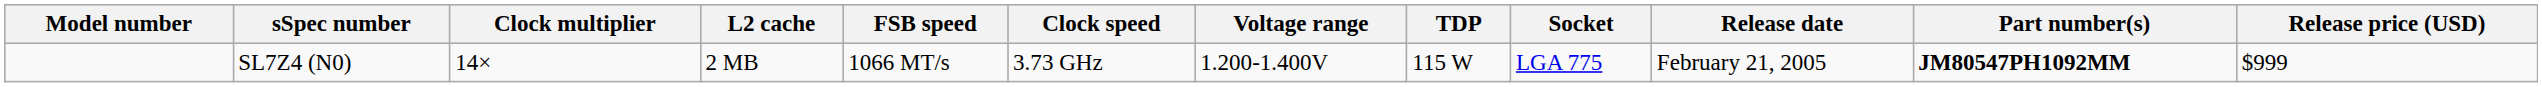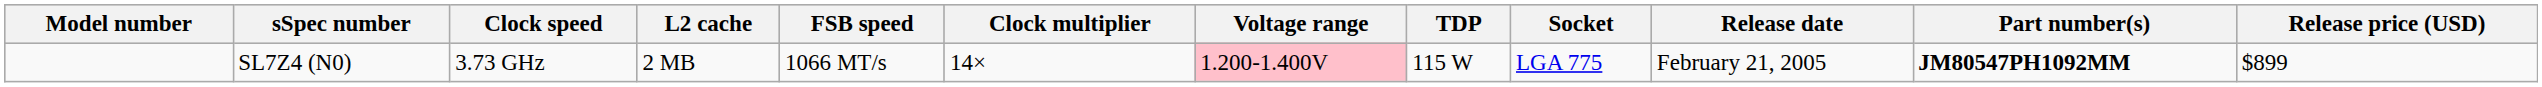columns swapped: (1101, 23) <-> (575, 23)
(1264, 61) no background -> (1264, 61) pink background
(2265, 61) $999 -> (2265, 61) $899
